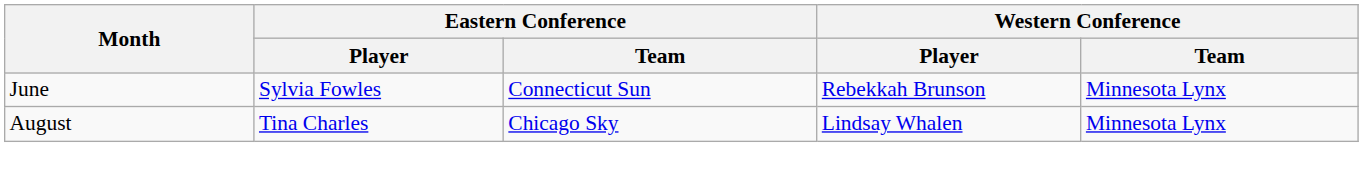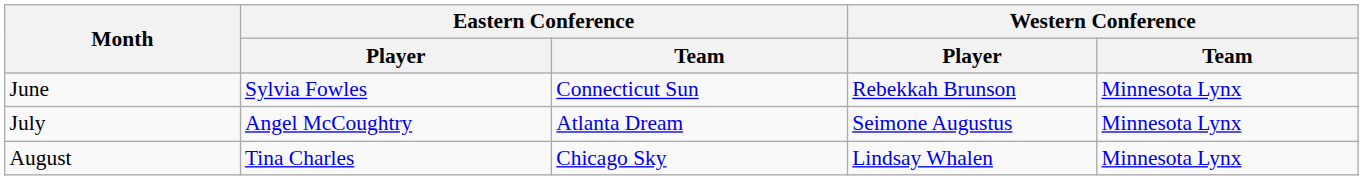+ row: (27, 123)
